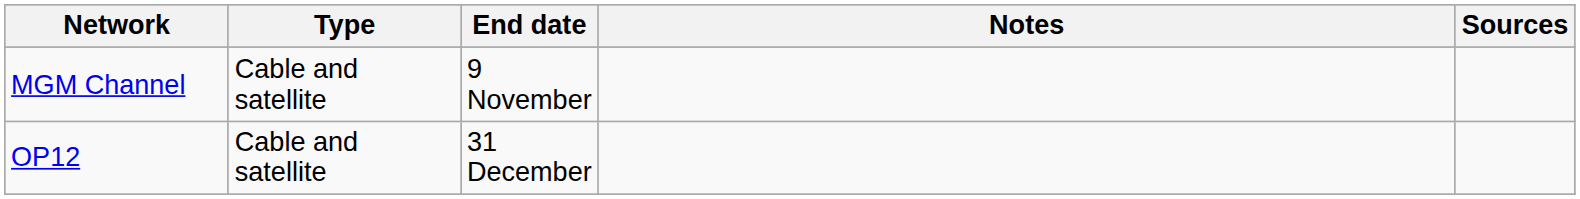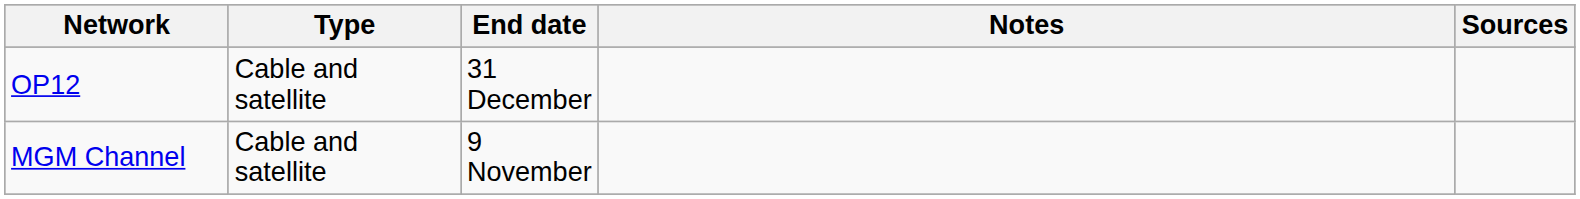rows swapped: (98, 84) <-> (46, 157)
